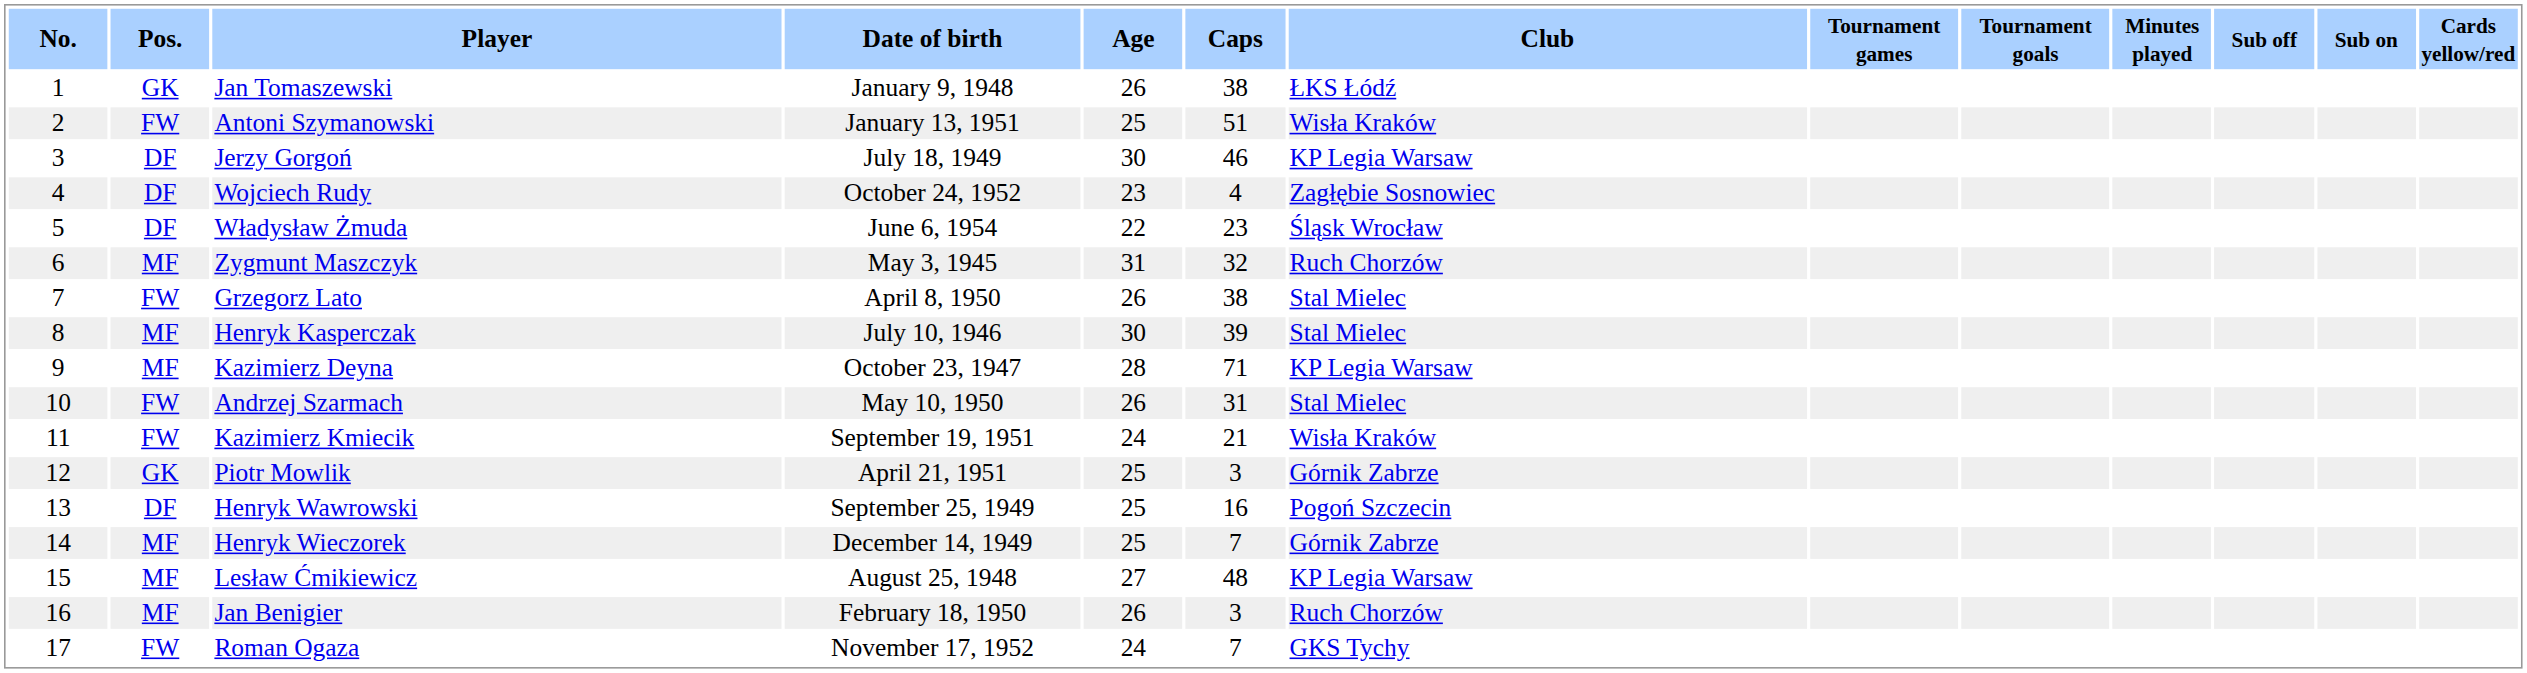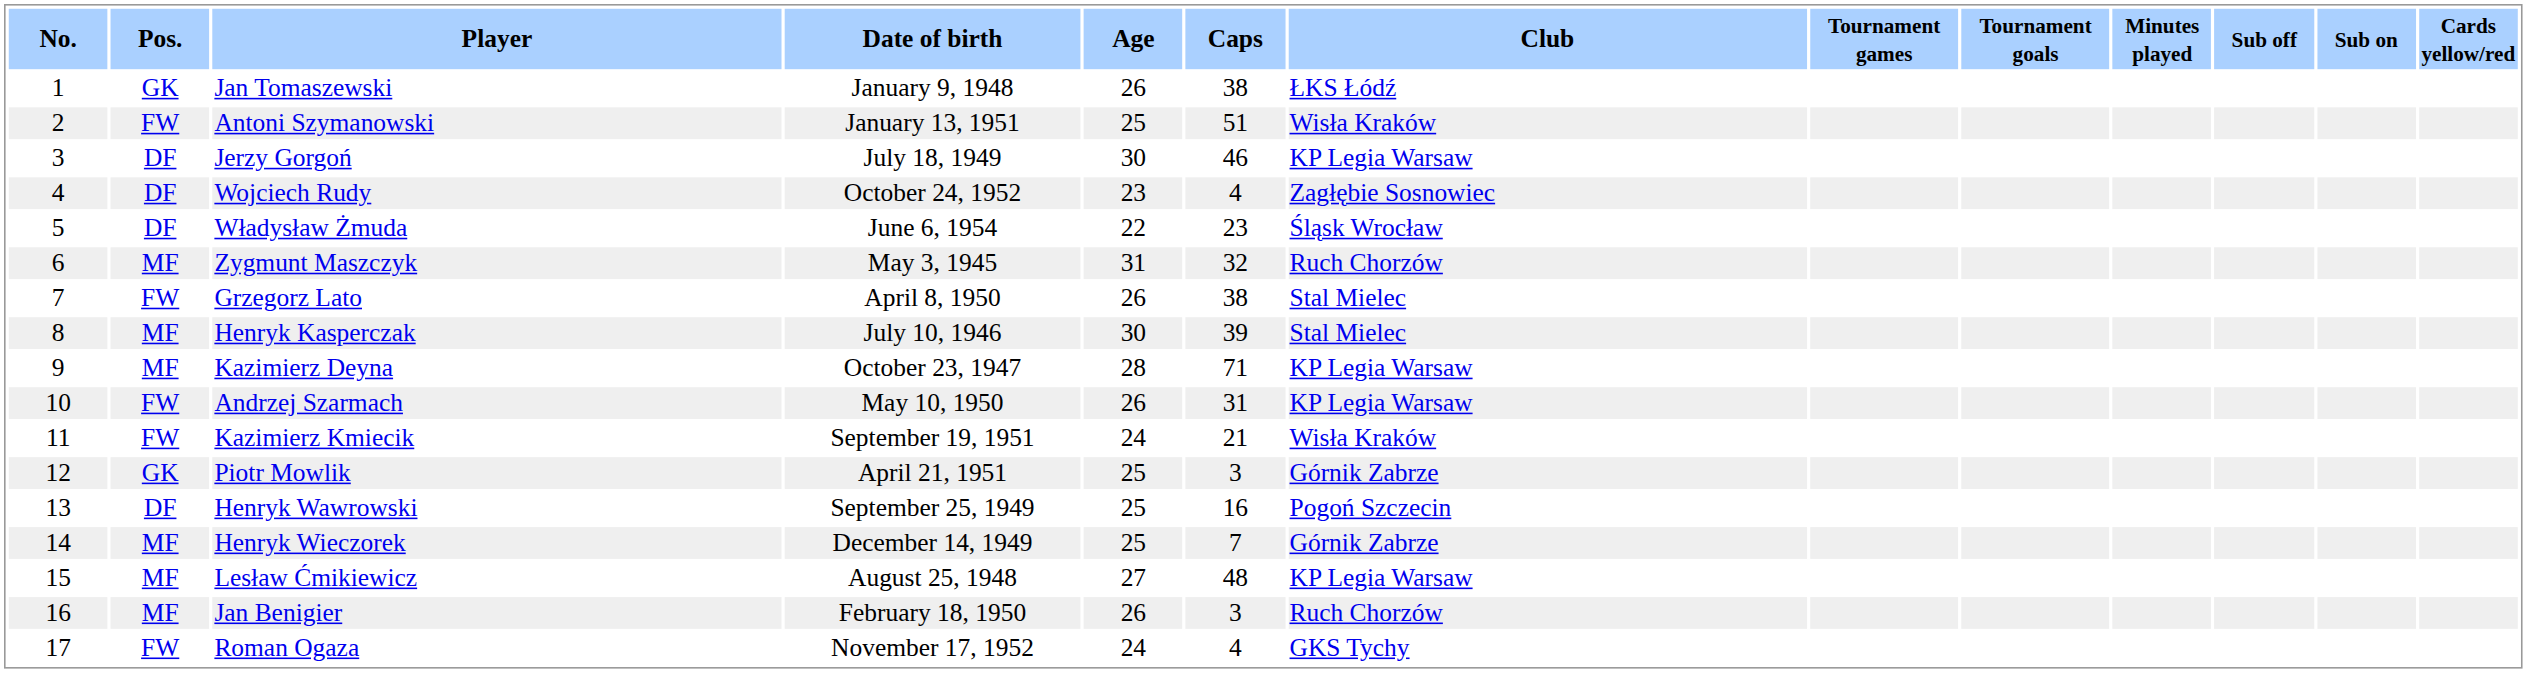(1348, 402) Stal Mielec -> (1381, 402) KP Legia Warsaw
(1235, 647) 7 -> (1235, 647) 4
